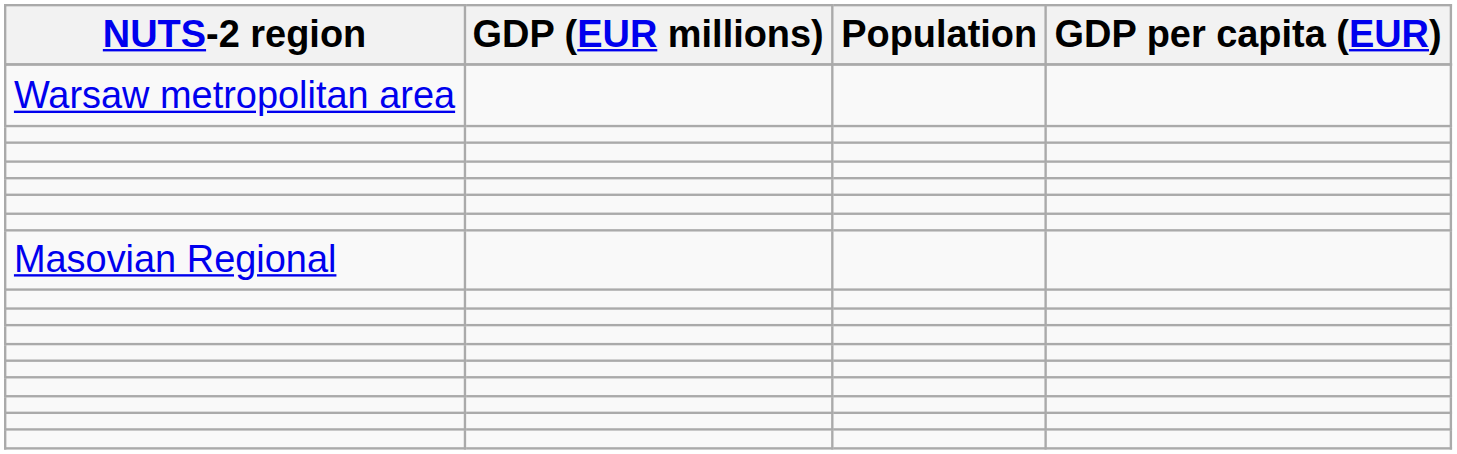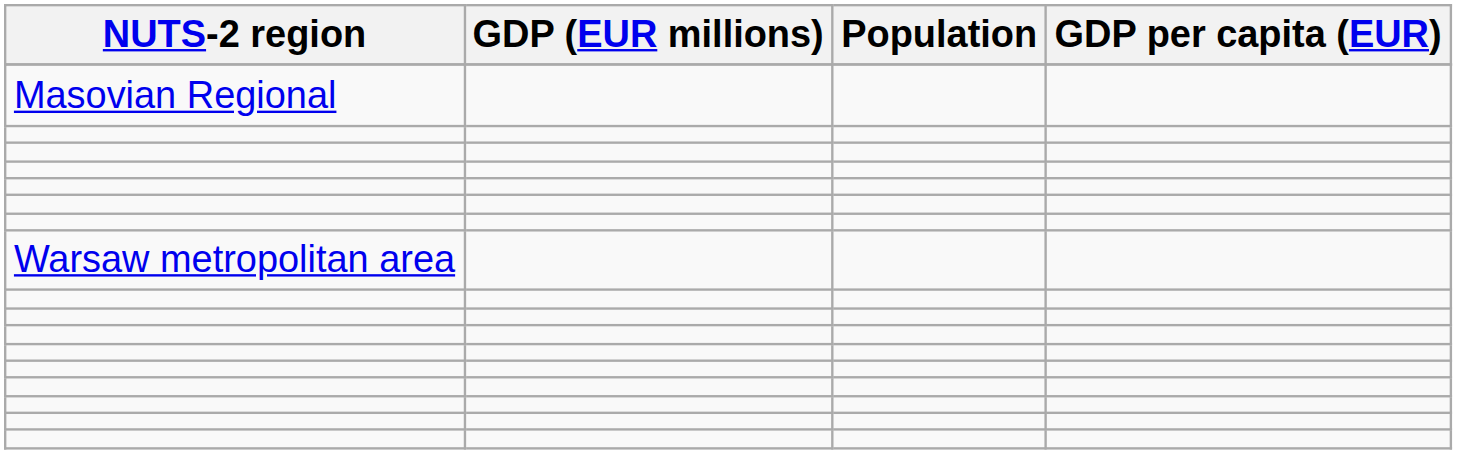rows swapped: (235, 94) <-> (175, 259)
